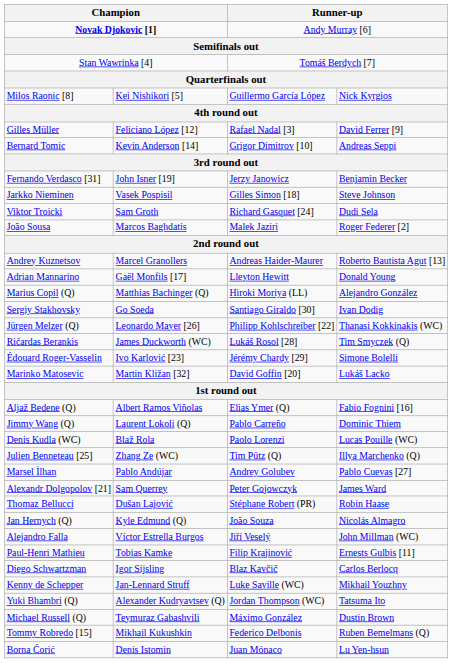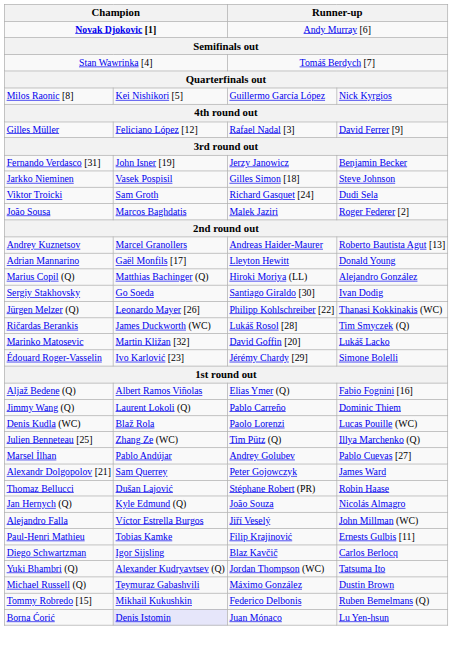- row: (36, 146)
rows swapped: (45, 374) <-> (54, 358)
- row: (45, 585)
(143, 650) no background -> (143, 617) lavender background
